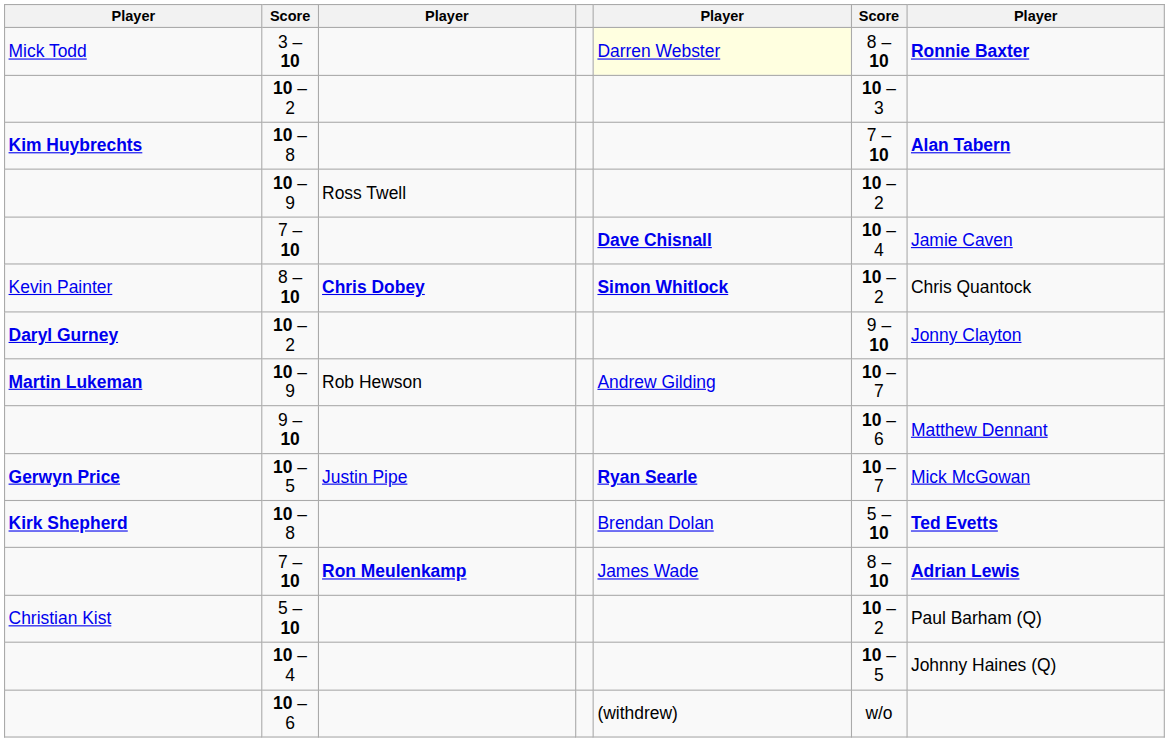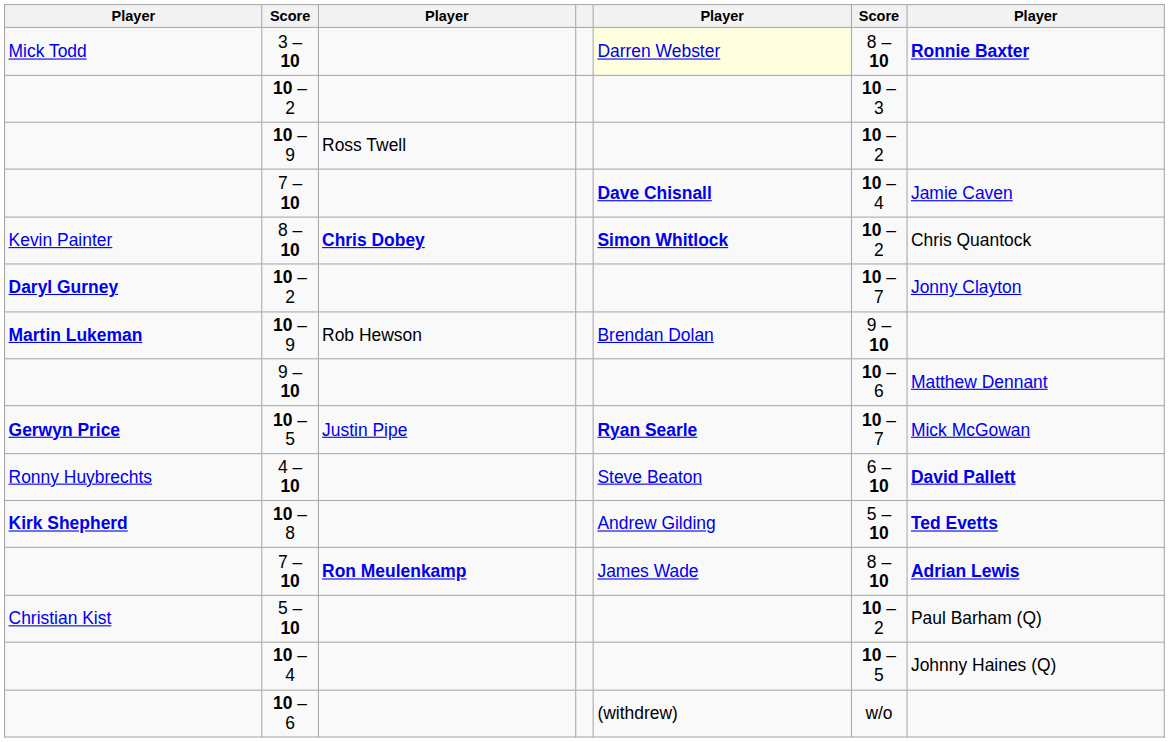- row: (75, 145)
(879, 335) 9 – 10 -> (879, 287) 10 – 7
(657, 382) Andrew Gilding -> (656, 335) Brendan Dolan
(879, 382) 10 – 7 -> (879, 335) 9 – 10
+ row: (80, 476)
(656, 524) Brendan Dolan -> (657, 524) Andrew Gilding
